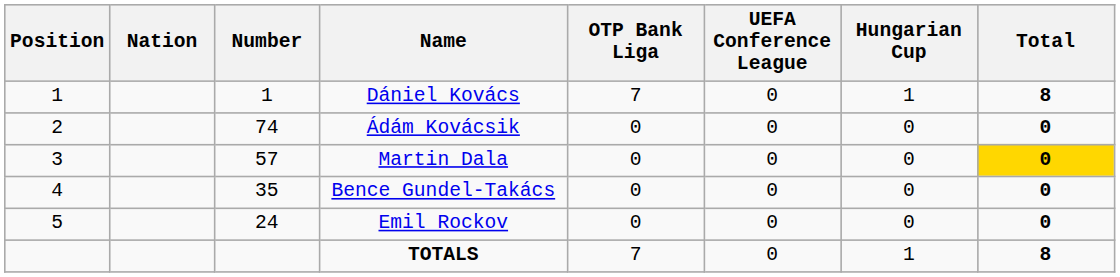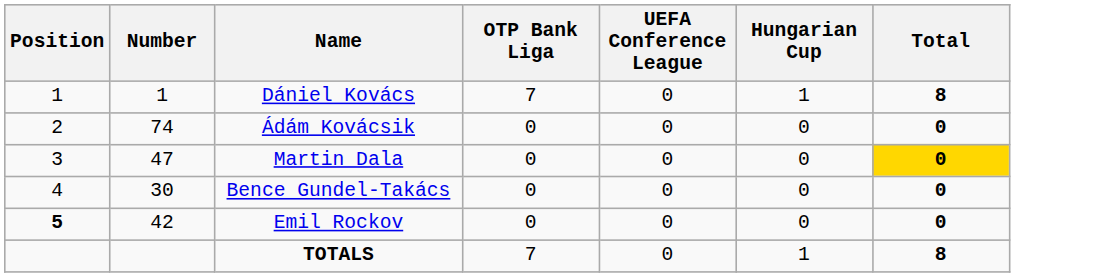- column: (162, 43)
(267, 161) 57 -> (162, 161) 47
(267, 192) 35 -> (162, 192) 30
(57, 224) normal -> (57, 224) bold
(267, 224) 24 -> (162, 224) 42
